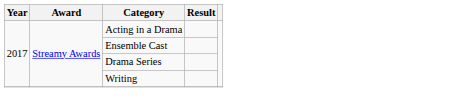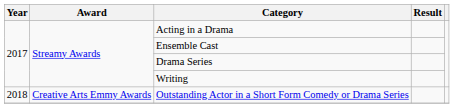+ row: (282, 95)
